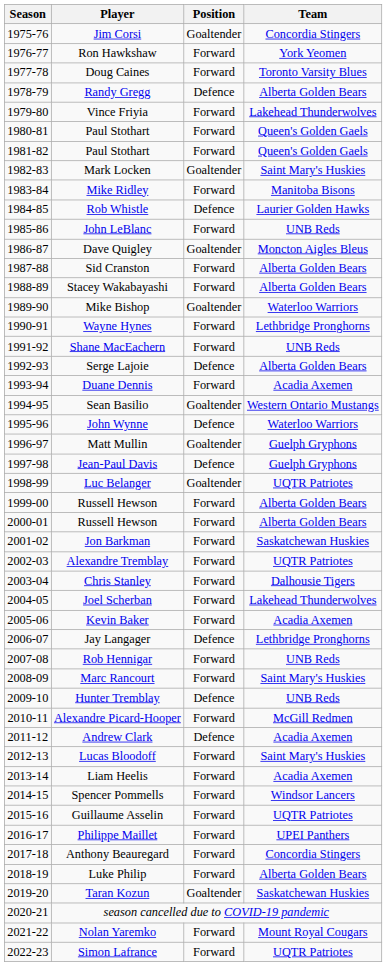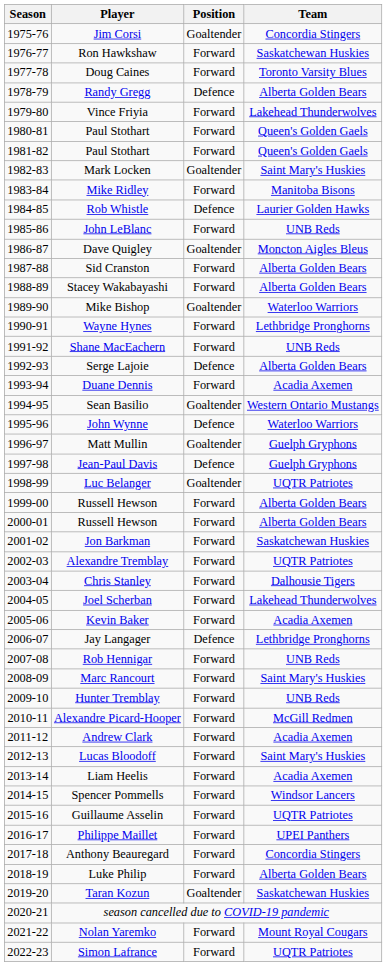(313, 53) York Yeomen -> (313, 53) Saskatchewan Huskies
(214, 698) Defence -> (214, 698) Forward
(214, 737) Defence -> (214, 737) Forward
